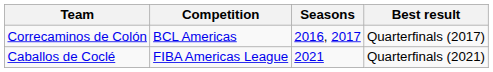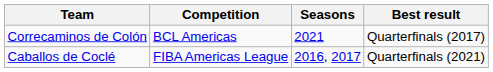(328, 36) 2016, 2017 -> (309, 36) 2021
(309, 57) 2021 -> (328, 57) 2016, 2017
